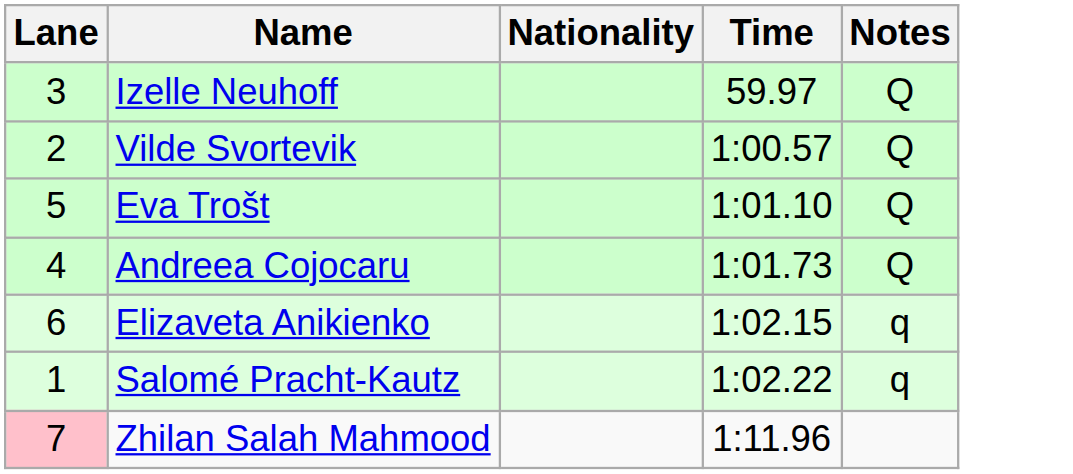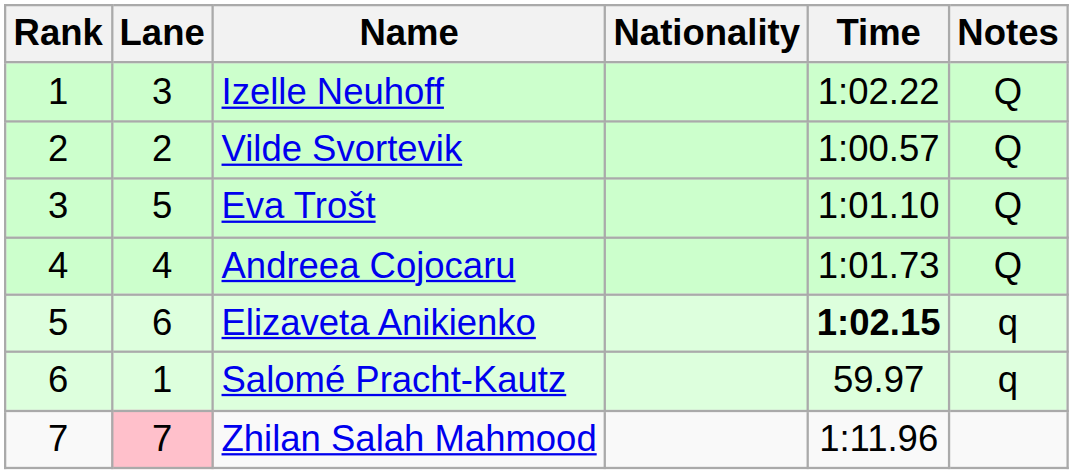+ column: (58, 33)
(772, 91) 59.97 -> (879, 91) 1:02.22
(772, 322) normal -> (879, 322) bold
(772, 380) 1:02.22 -> (879, 380) 59.97
